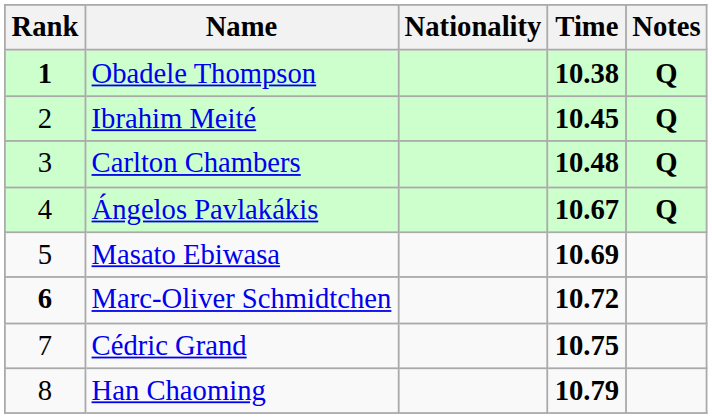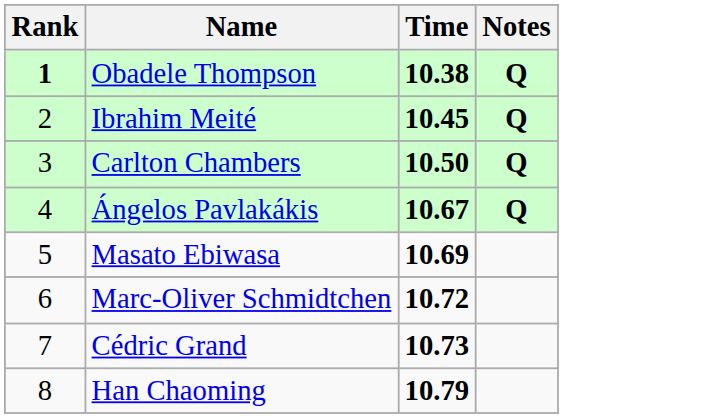- column: (473, 27)
(587, 163) 10.48 -> (437, 163) 10.50
(45, 299) bold -> (45, 299) normal
(587, 345) 10.75 -> (437, 345) 10.73
